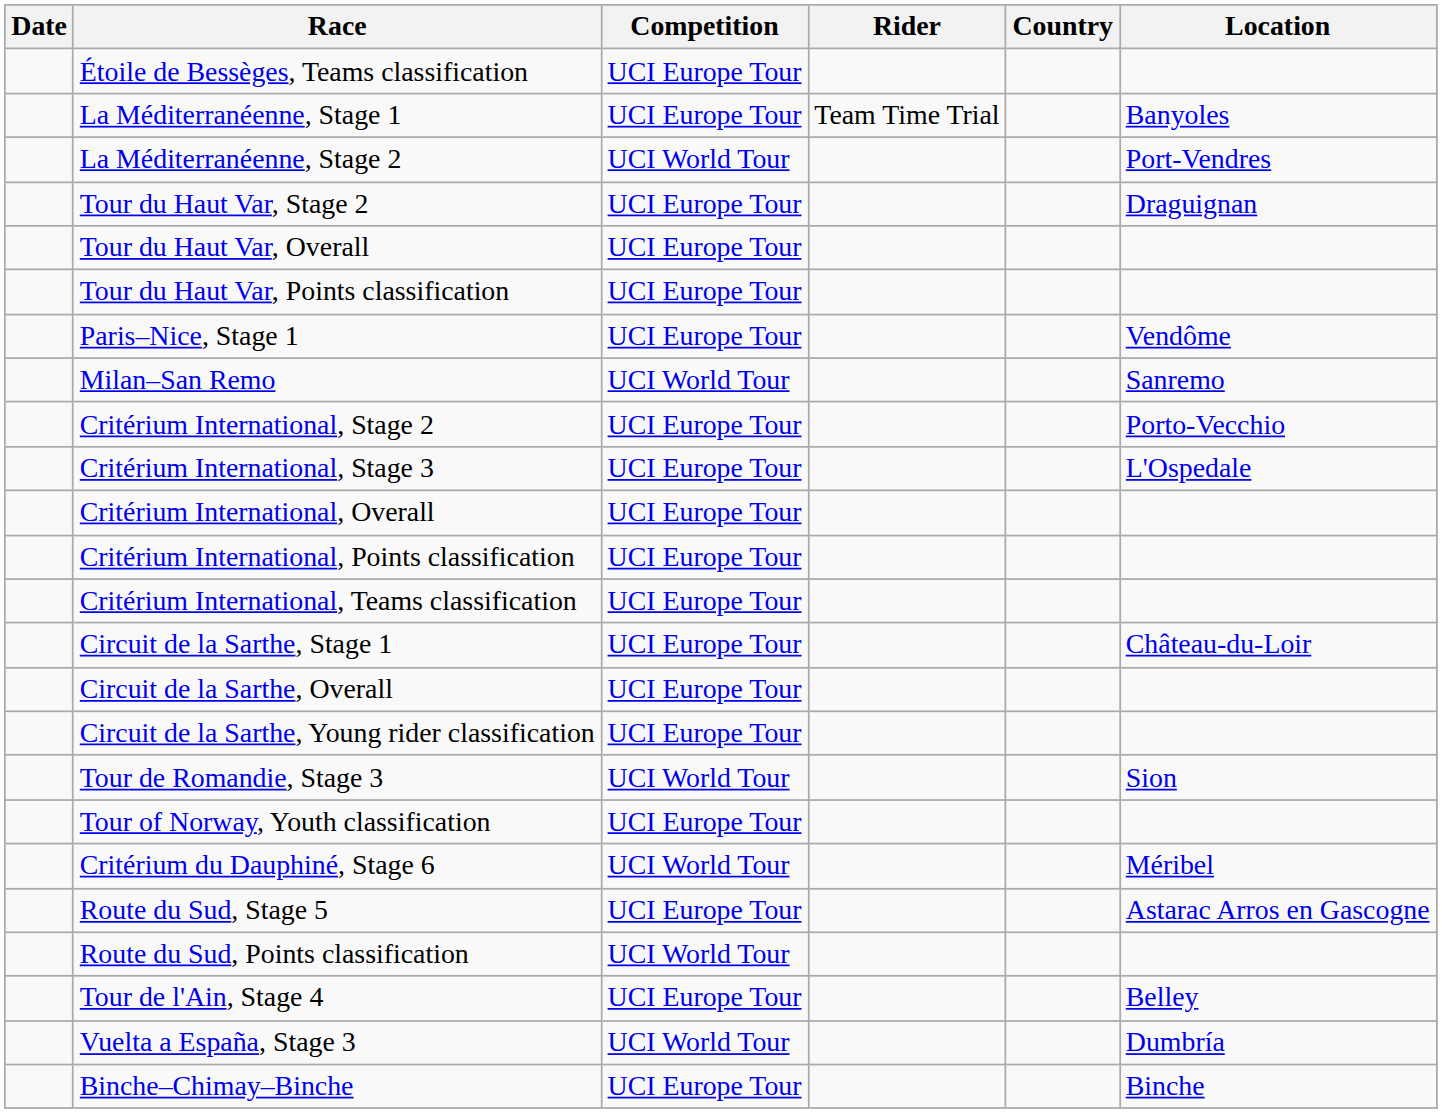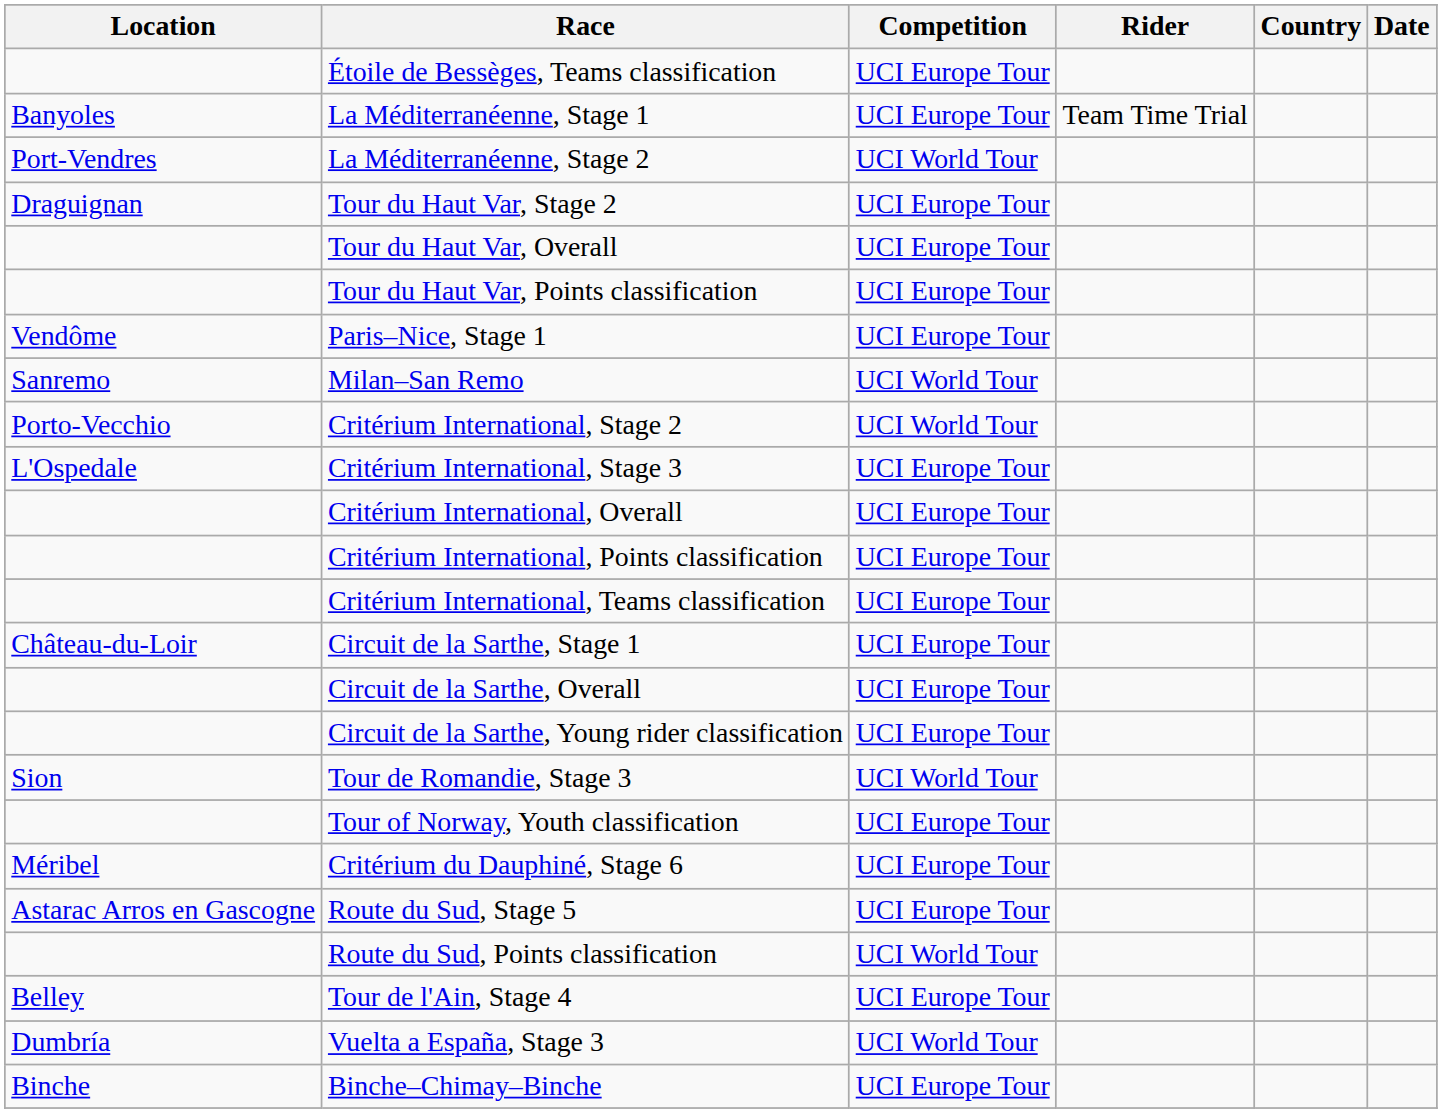columns swapped: (39, 26) <-> (1278, 26)
(705, 423) UCI Europe Tour -> (947, 423) UCI World Tour
(699, 865) UCI World Tour -> (953, 865) UCI Europe Tour
